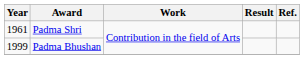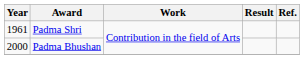(17, 46) 1999 -> (17, 46) 2000
